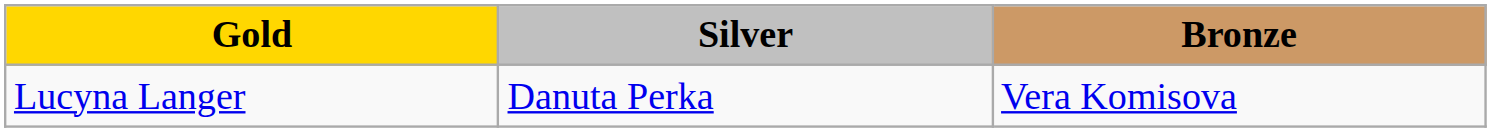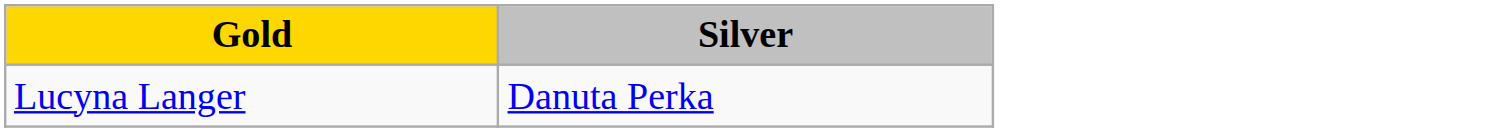- column: (1239, 34)
